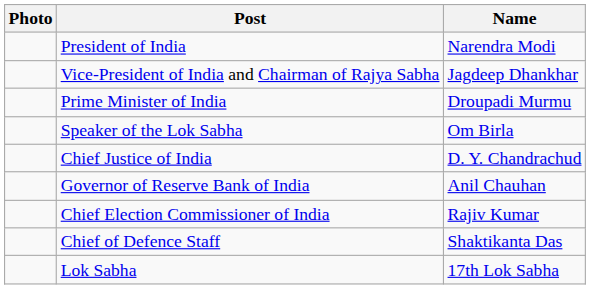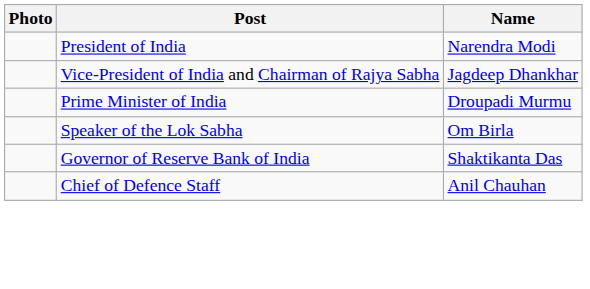- row: (136, 158)
(497, 185) Anil Chauhan -> (505, 158) Shaktikanta Das
- row: (195, 213)
(505, 241) Shaktikanta Das -> (497, 185) Anil Chauhan
- row: (99, 269)
